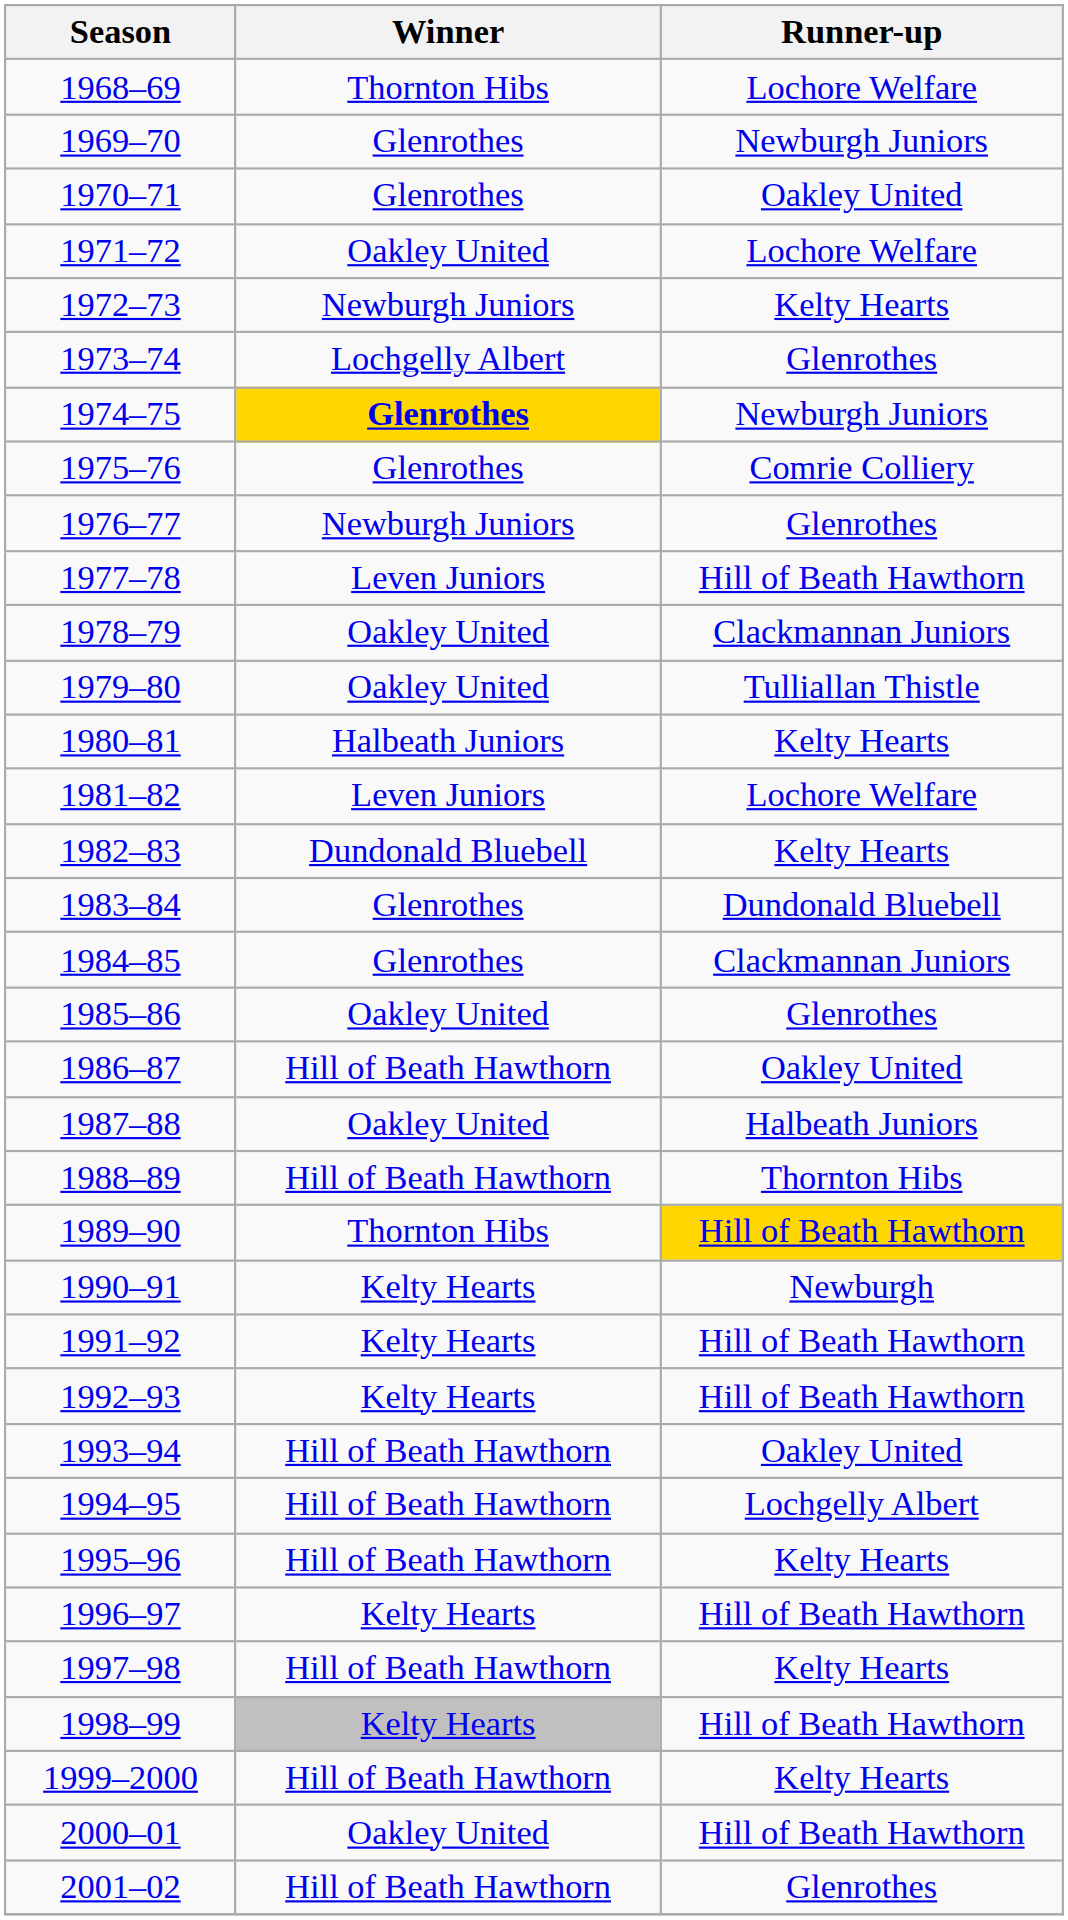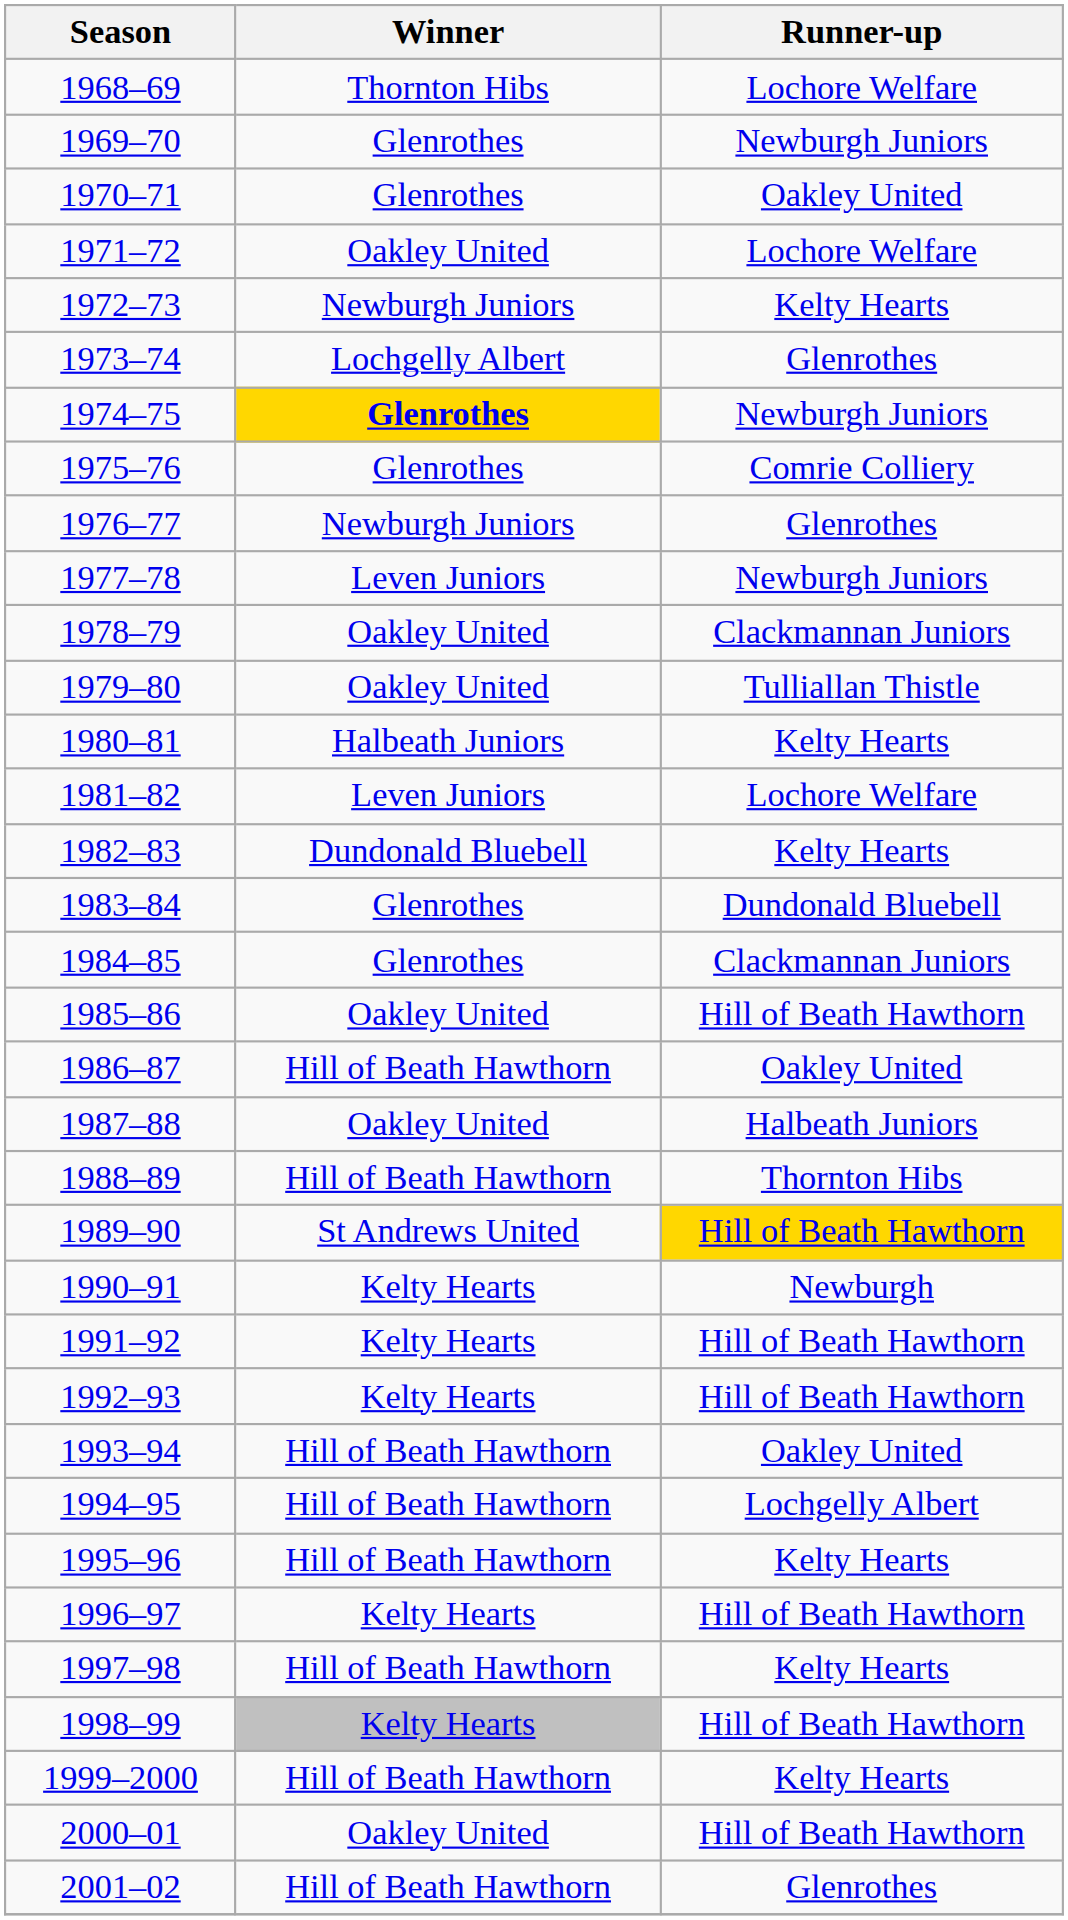(862, 577) Hill of Beath Hawthorn -> (862, 577) Newburgh Juniors
(862, 1013) Glenrothes -> (862, 1013) Hill of Beath Hawthorn
(448, 1232) Thornton Hibs -> (448, 1232) St Andrews United
